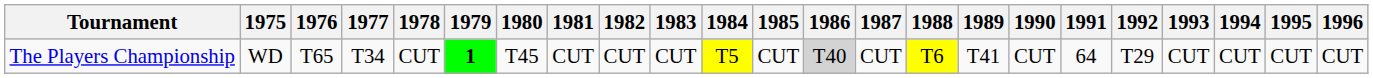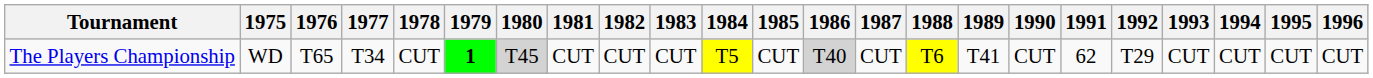(522, 56) no background -> (522, 56) lightgrey background
(1086, 56) 64 -> (1086, 56) 62
